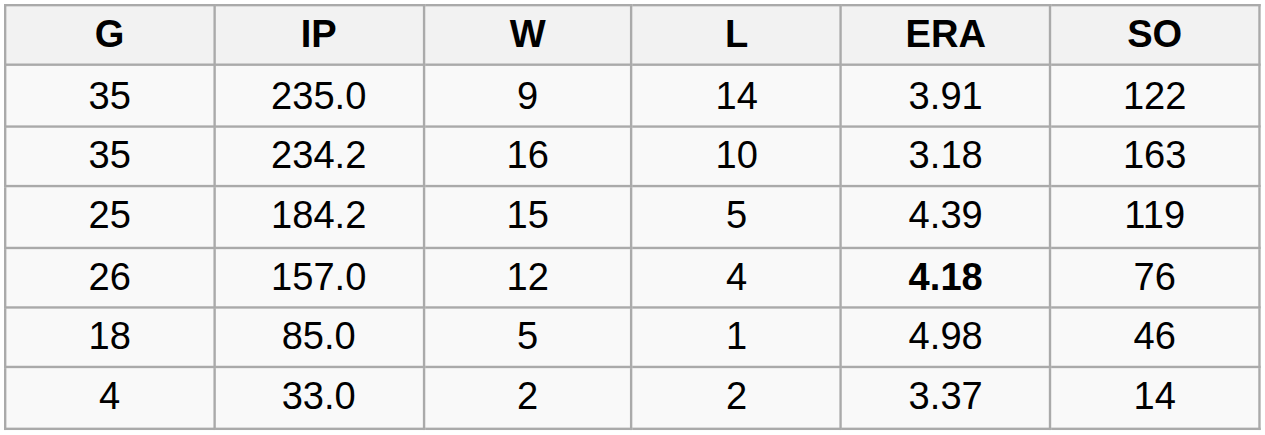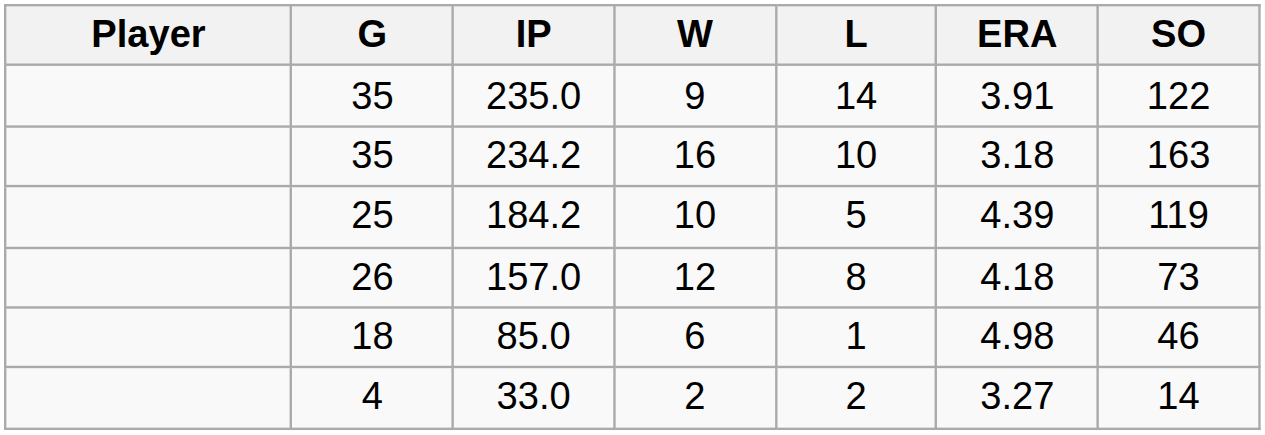+ column: (148, 34)
(528, 215) 15 -> (695, 215) 10
(737, 276) 4 -> (856, 276) 8
(946, 276) bold -> (1017, 276) normal
(1155, 276) 76 -> (1179, 276) 73
(528, 336) 5 -> (695, 336) 6
(946, 397) 3.37 -> (1017, 397) 3.27
